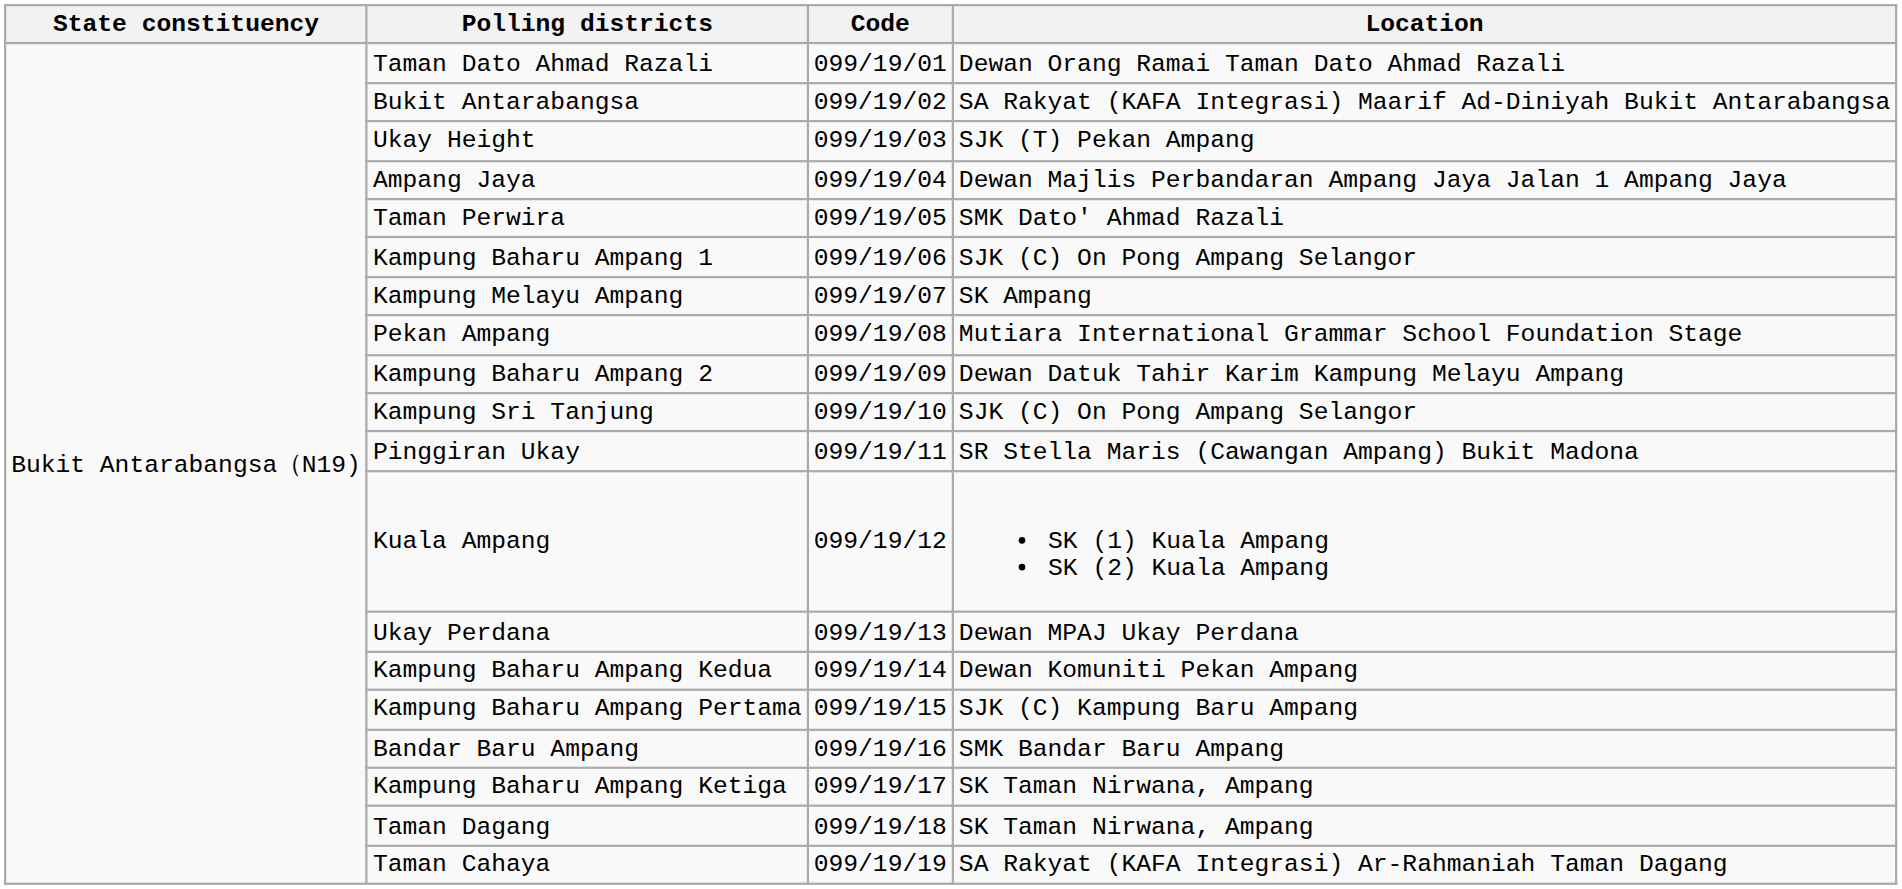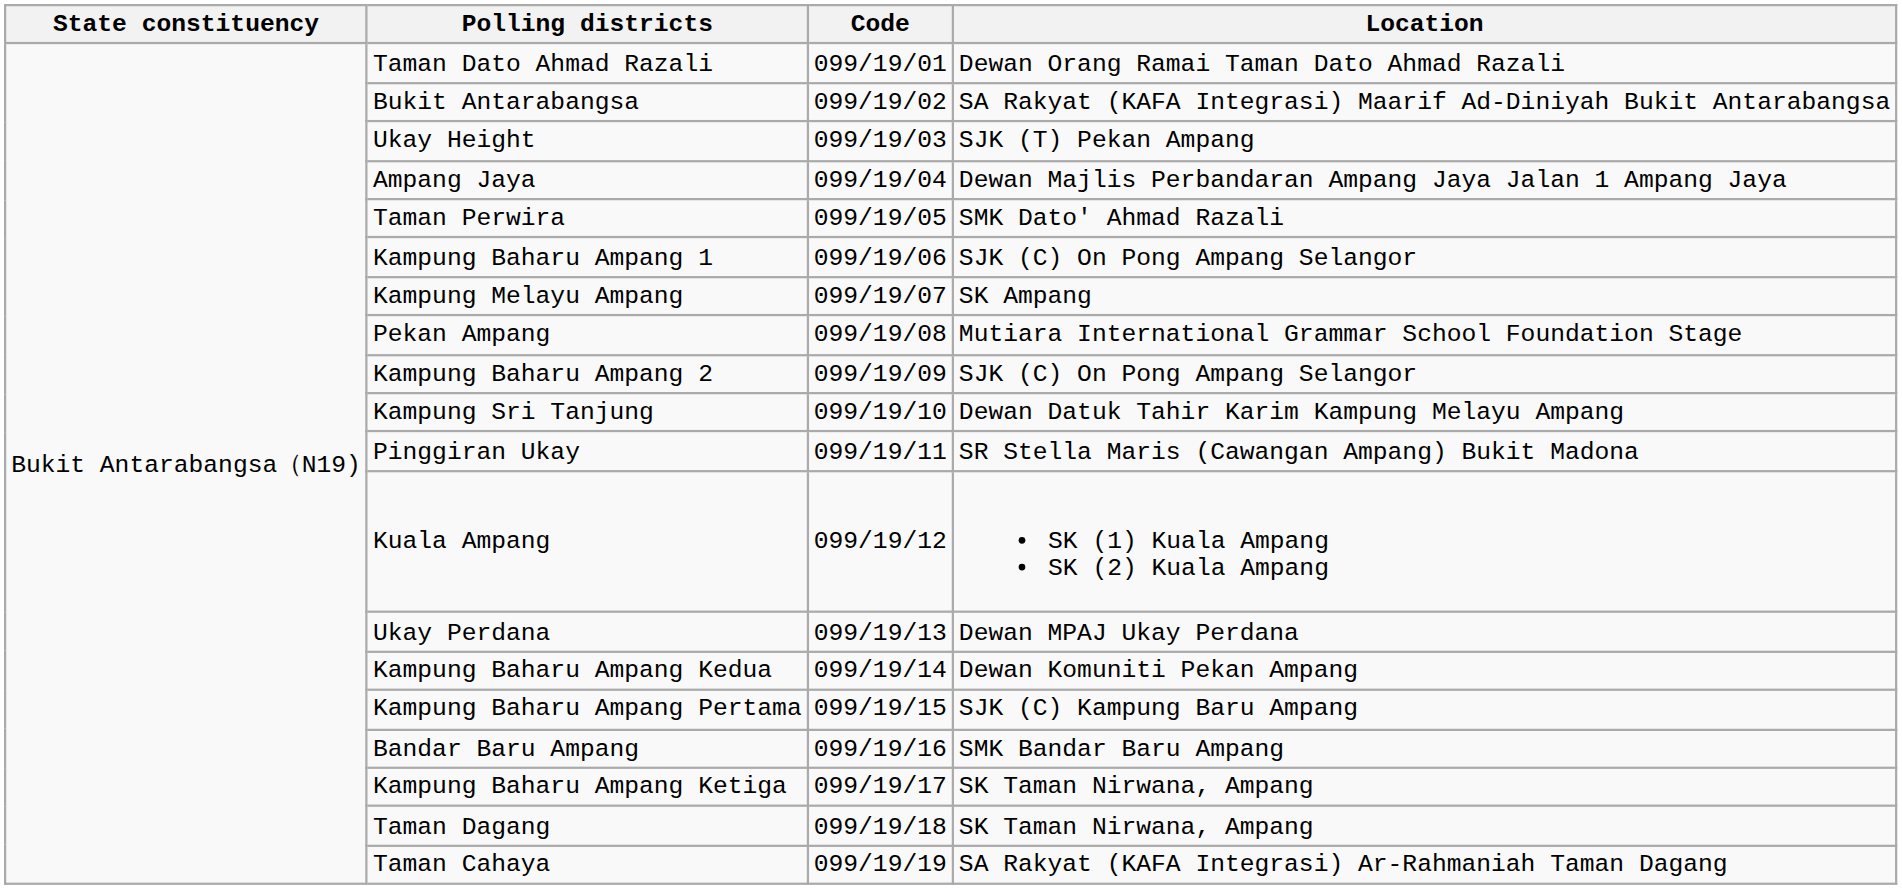(1291, 374) Dewan Datuk Tahir Karim Kampung Melayu Ampang -> (1188, 374) SJK (C) On Pong Ampang Selangor
(1188, 413) SJK (C) On Pong Ampang Selangor -> (1291, 413) Dewan Datuk Tahir Karim Kampung Melayu Ampang
